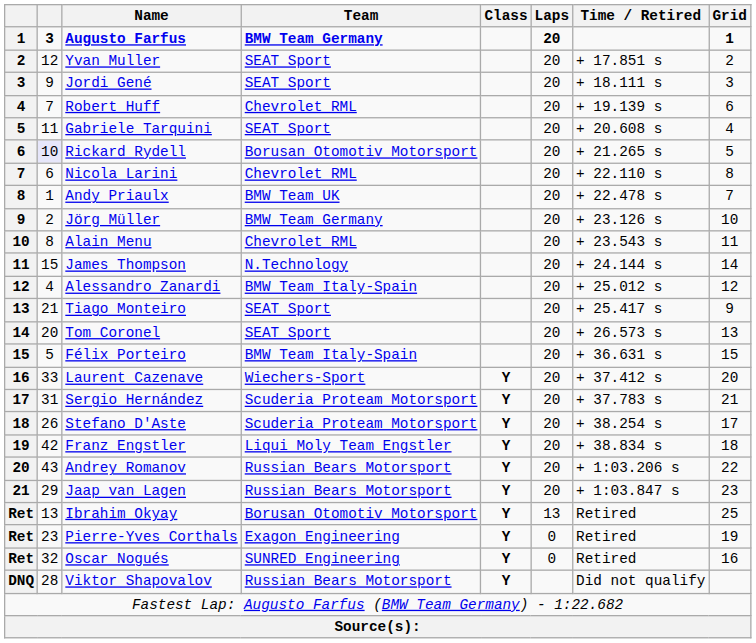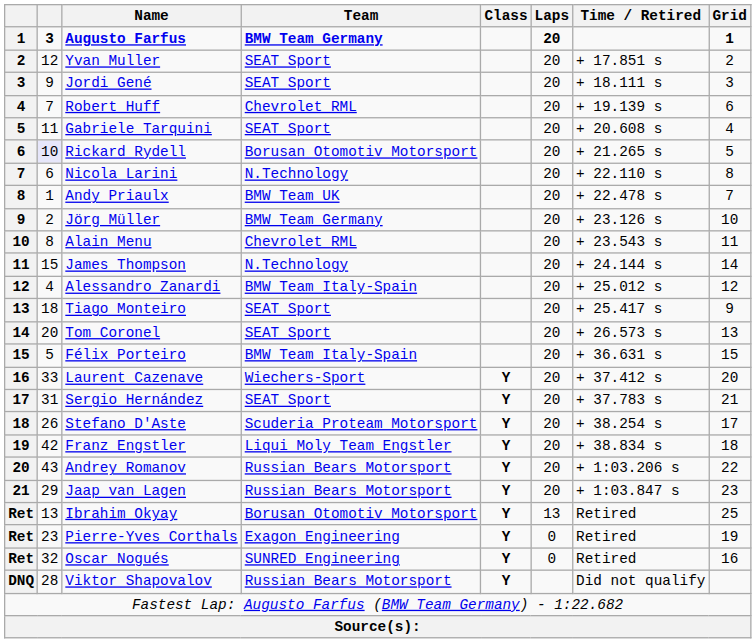(301, 174) Chevrolet RML -> (296, 174) N.Technology
(50, 310) 21 -> (50, 310) 18
(361, 401) Scuderia Proteam Motorsport -> (288, 401) SEAT Sport
